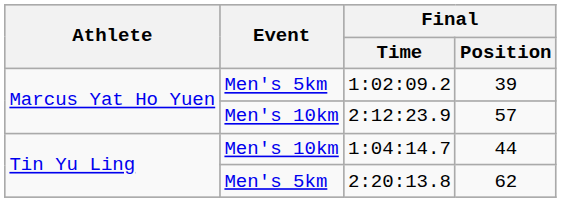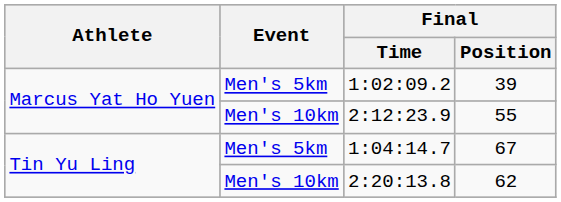(506, 117) 57 -> (506, 117) 55
(282, 149) Men's 10km -> (276, 149) Men's 5km
(506, 149) 44 -> (506, 149) 67
(276, 181) Men's 5km -> (282, 181) Men's 10km
